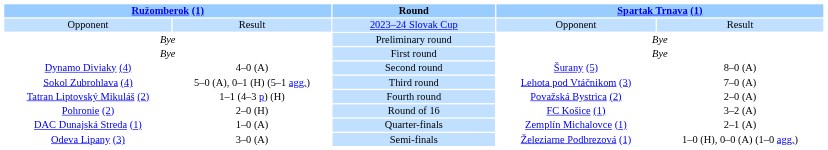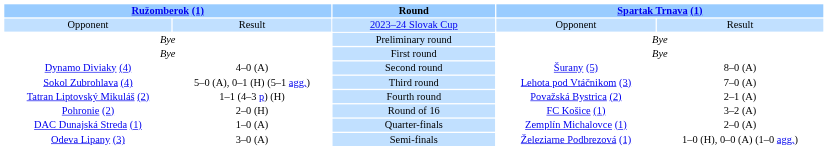(740, 96) 2–0 (A) -> (740, 96) 2–1 (A)
(740, 125) 2–1 (A) -> (740, 125) 2–0 (A)
